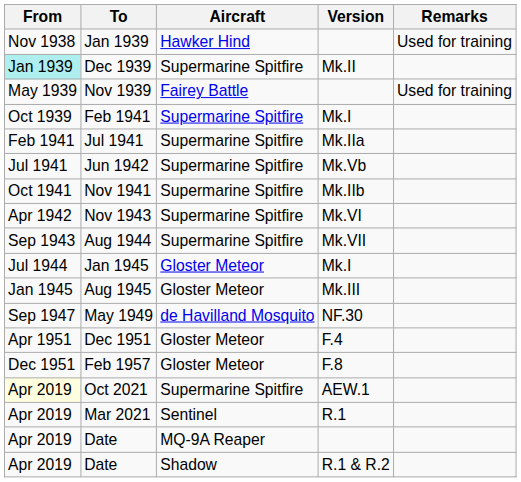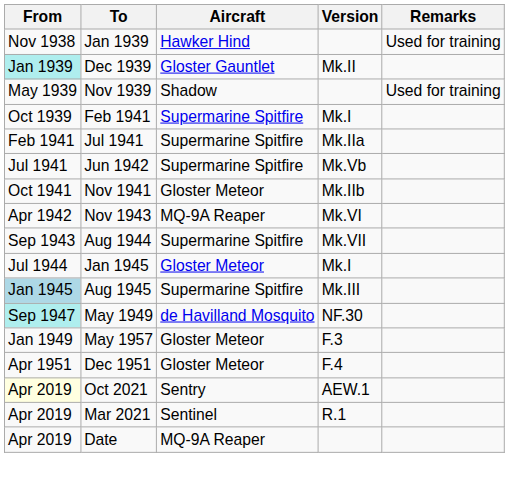(232, 66) Supermarine Spitfire -> (217, 66) Gloster Gauntlet
(204, 91) Fairey Battle -> (189, 91) Shadow
(232, 191) Supermarine Spitfire -> (212, 191) Gloster Meteor
(232, 215) Supermarine Spitfire -> (213, 215) MQ-9A Reaper
(40, 290) no background -> (40, 290) lightblue background
(212, 290) Gloster Meteor -> (232, 290) Supermarine Spitfire
(42, 315) no background -> (42, 315) paleturquoise background
+ row: (119, 340)
- row: (117, 365)
(232, 389) Supermarine Spitfire -> (183, 389) Sentry
- row: (101, 464)
